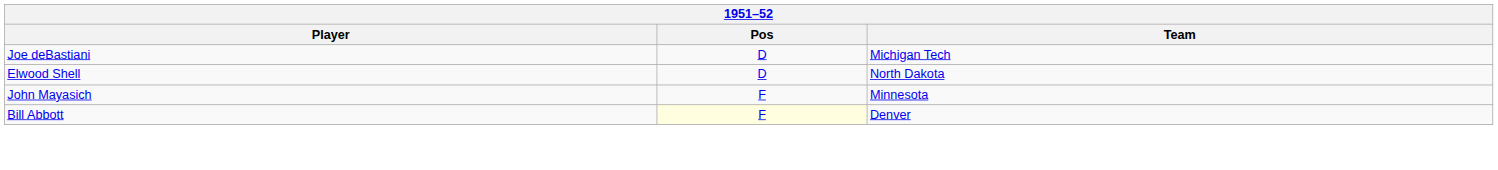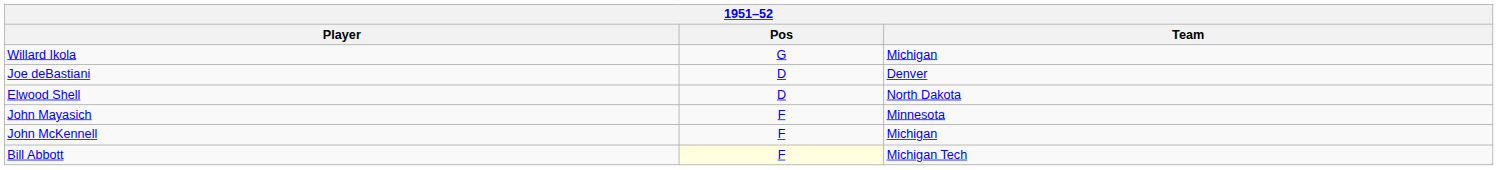+ row: (42, 54)
(910, 54) Michigan Tech -> (907, 74) Denver
+ row: (52, 134)
(890, 114) Denver -> (927, 154) Michigan Tech
